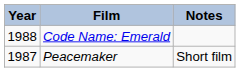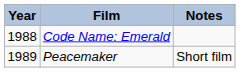(22, 57) 1987 -> (22, 57) 1989
